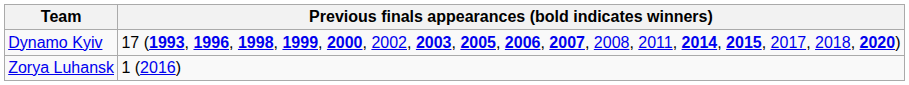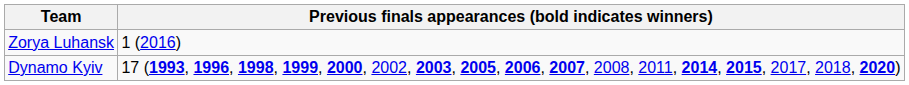rows swapped: (55, 42) <-> (61, 67)
